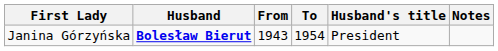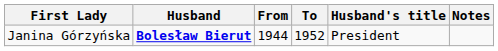(273, 36) 1943 -> (273, 36) 1944
(310, 36) 1954 -> (310, 36) 1952
